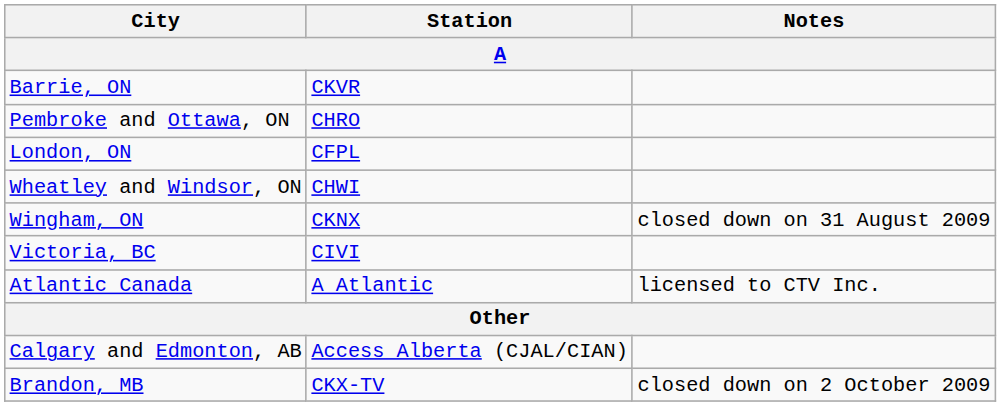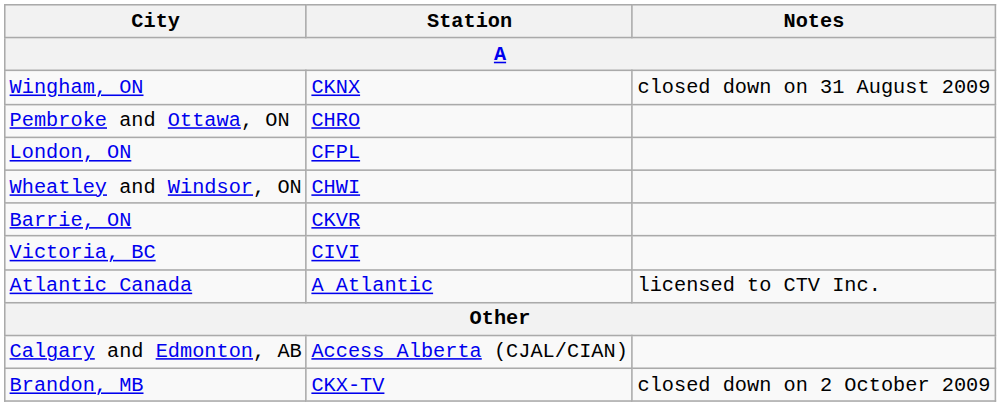rows swapped: (70, 87) <-> (77, 220)
